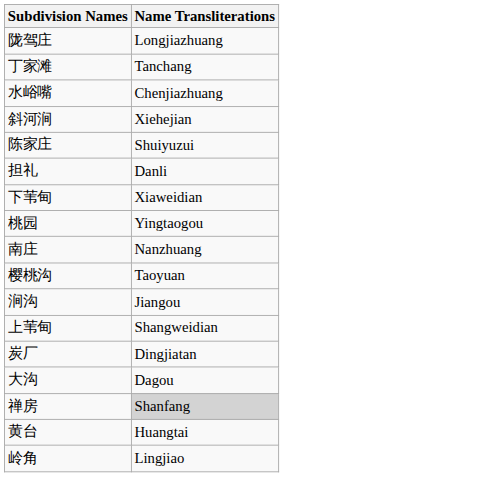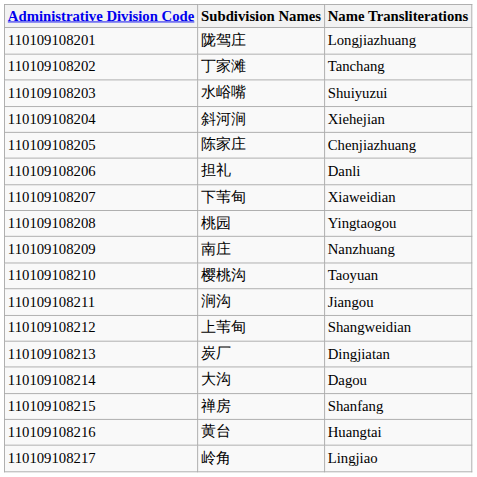+ column: (101, 16)
(179, 93) Chenjiazhuang -> (358, 93) Shuiyuzui
(164, 145) Shuiyuzui -> (372, 145) Chenjiazhuang
(162, 406) lightgrey background -> (356, 406) no background
